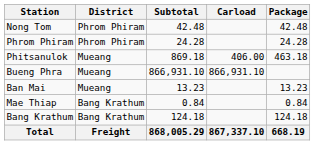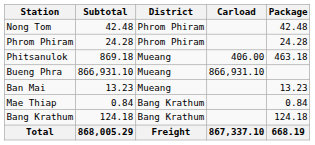columns swapped: (111, 12) <-> (176, 12)
